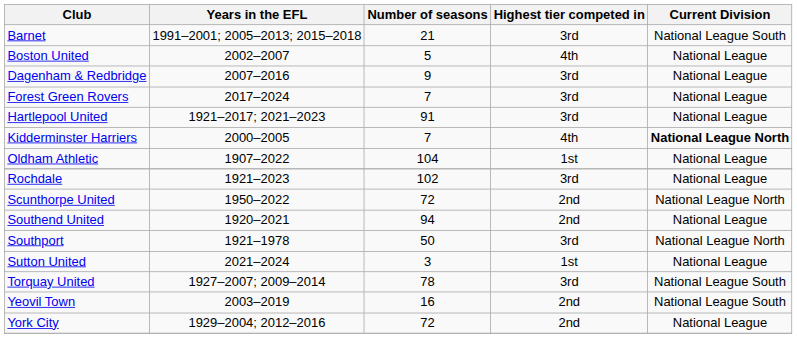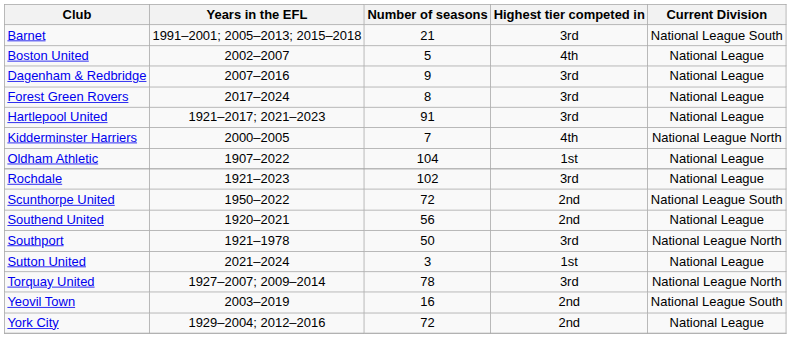(428, 96) 7 -> (428, 96) 8
(720, 138) bold -> (717, 138) normal
(720, 199) National League North -> (717, 199) National League South
(428, 220) 94 -> (428, 220) 56
(720, 281) National League South -> (717, 281) National League North
